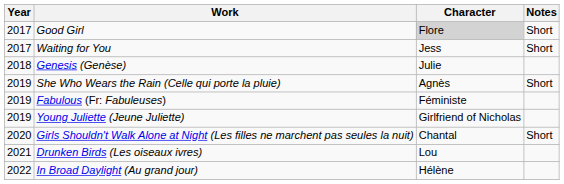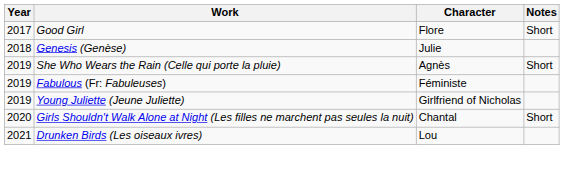(431, 30) lightgrey background -> (431, 30) no background
- row: (74, 48)
- row: (117, 170)
